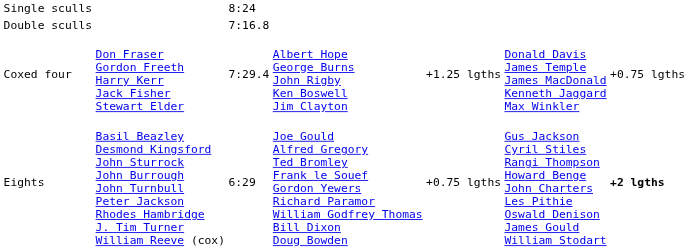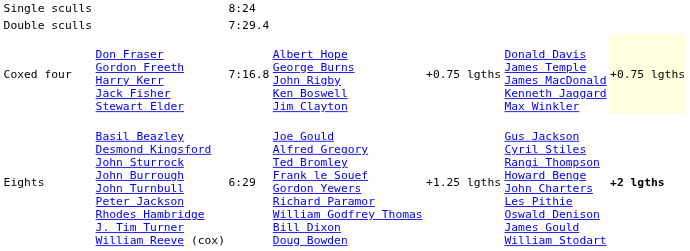(249, 25) 7:16.8 -> (249, 25) 7:29.4
(249, 74) 7:29.4 -> (249, 74) 7:16.8
(464, 74) +1.25 lgths -> (464, 74) +0.75 lgths
(648, 74) no background -> (648, 74) lightyellow background
(464, 182) +0.75 lgths -> (464, 182) +1.25 lgths
